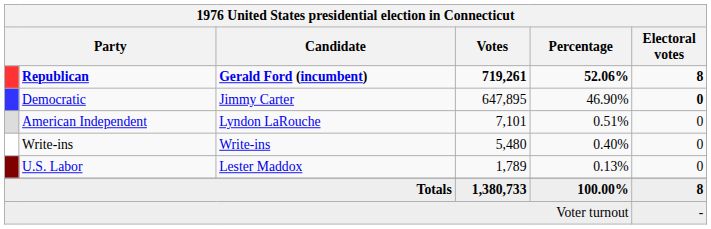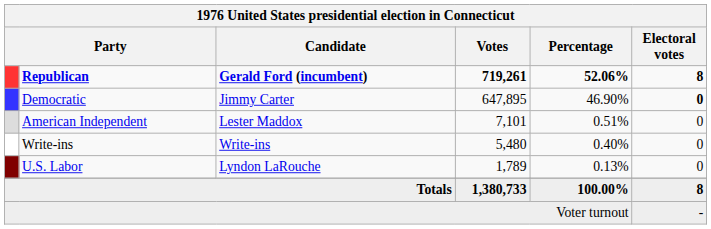(270, 122) Lyndon LaRouche -> (261, 122) Lester Maddox
(261, 167) Lester Maddox -> (270, 167) Lyndon LaRouche
